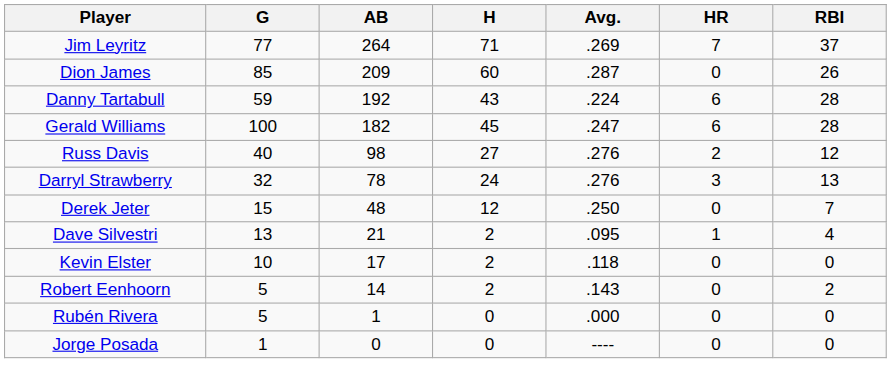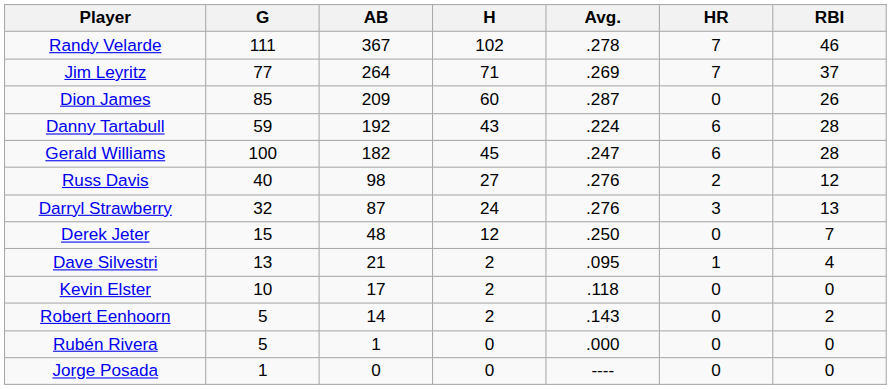+ row: (105, 45)
(376, 180) 78 -> (376, 208) 87
